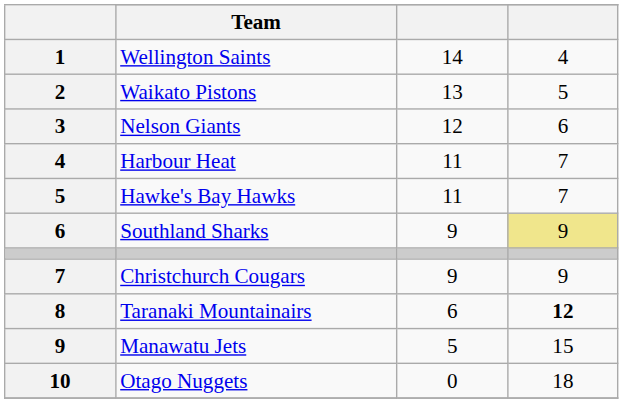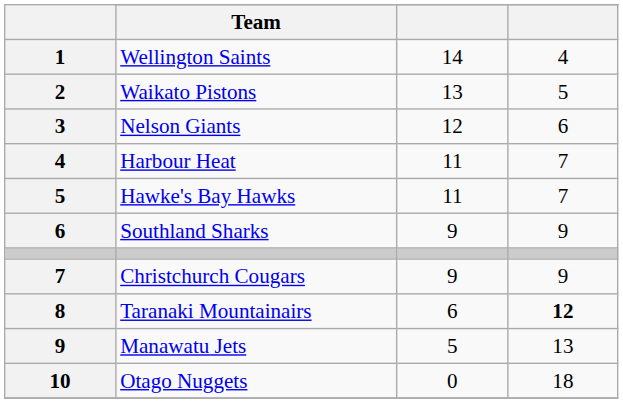(563, 231) khaki background -> (563, 231) no background
(563, 345) 15 -> (563, 345) 13
